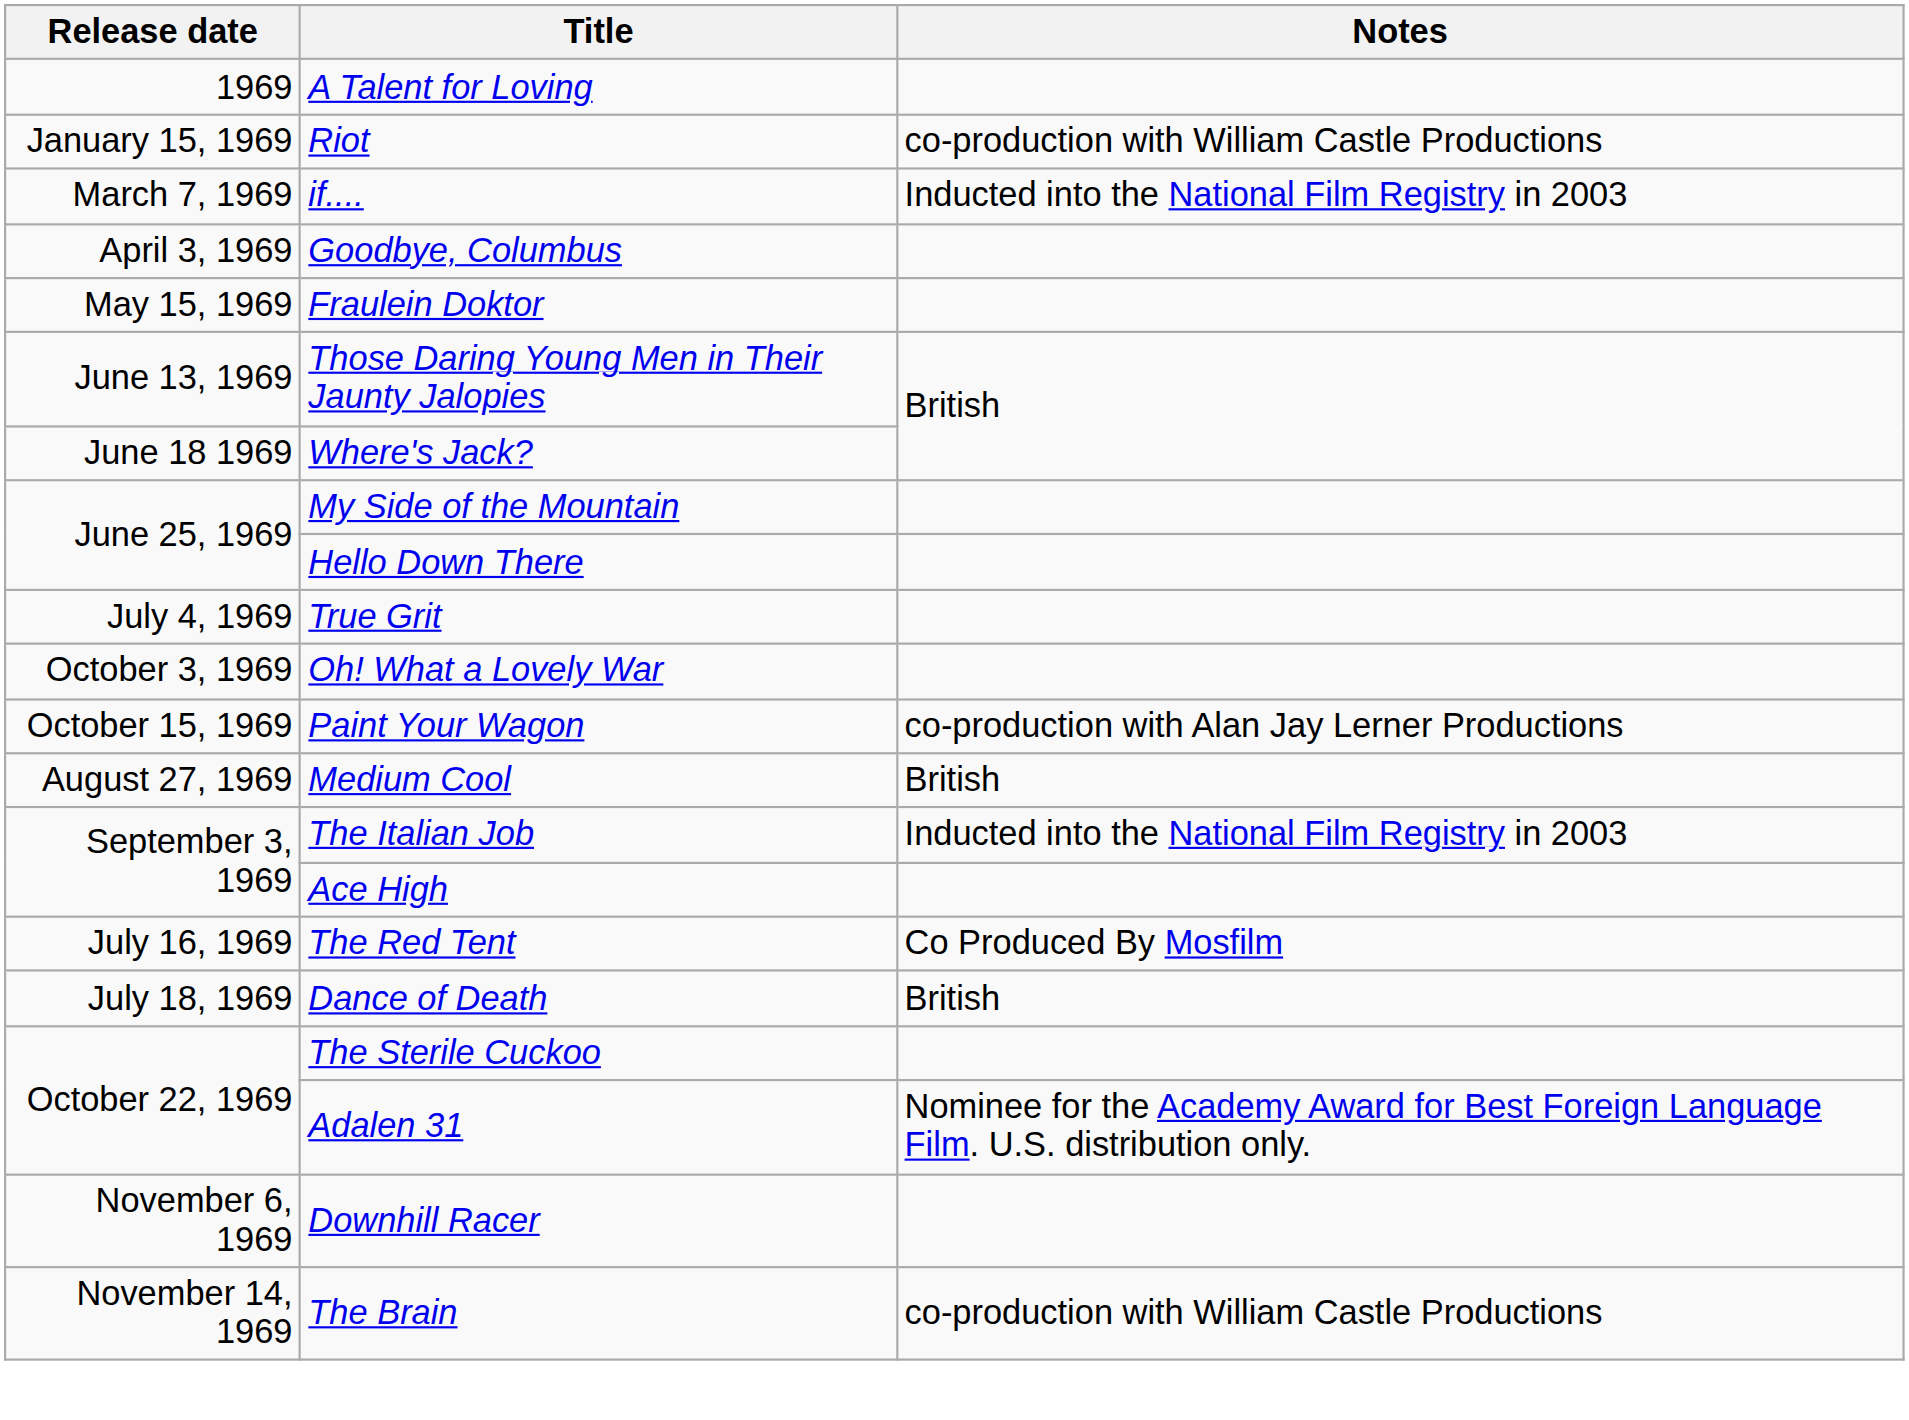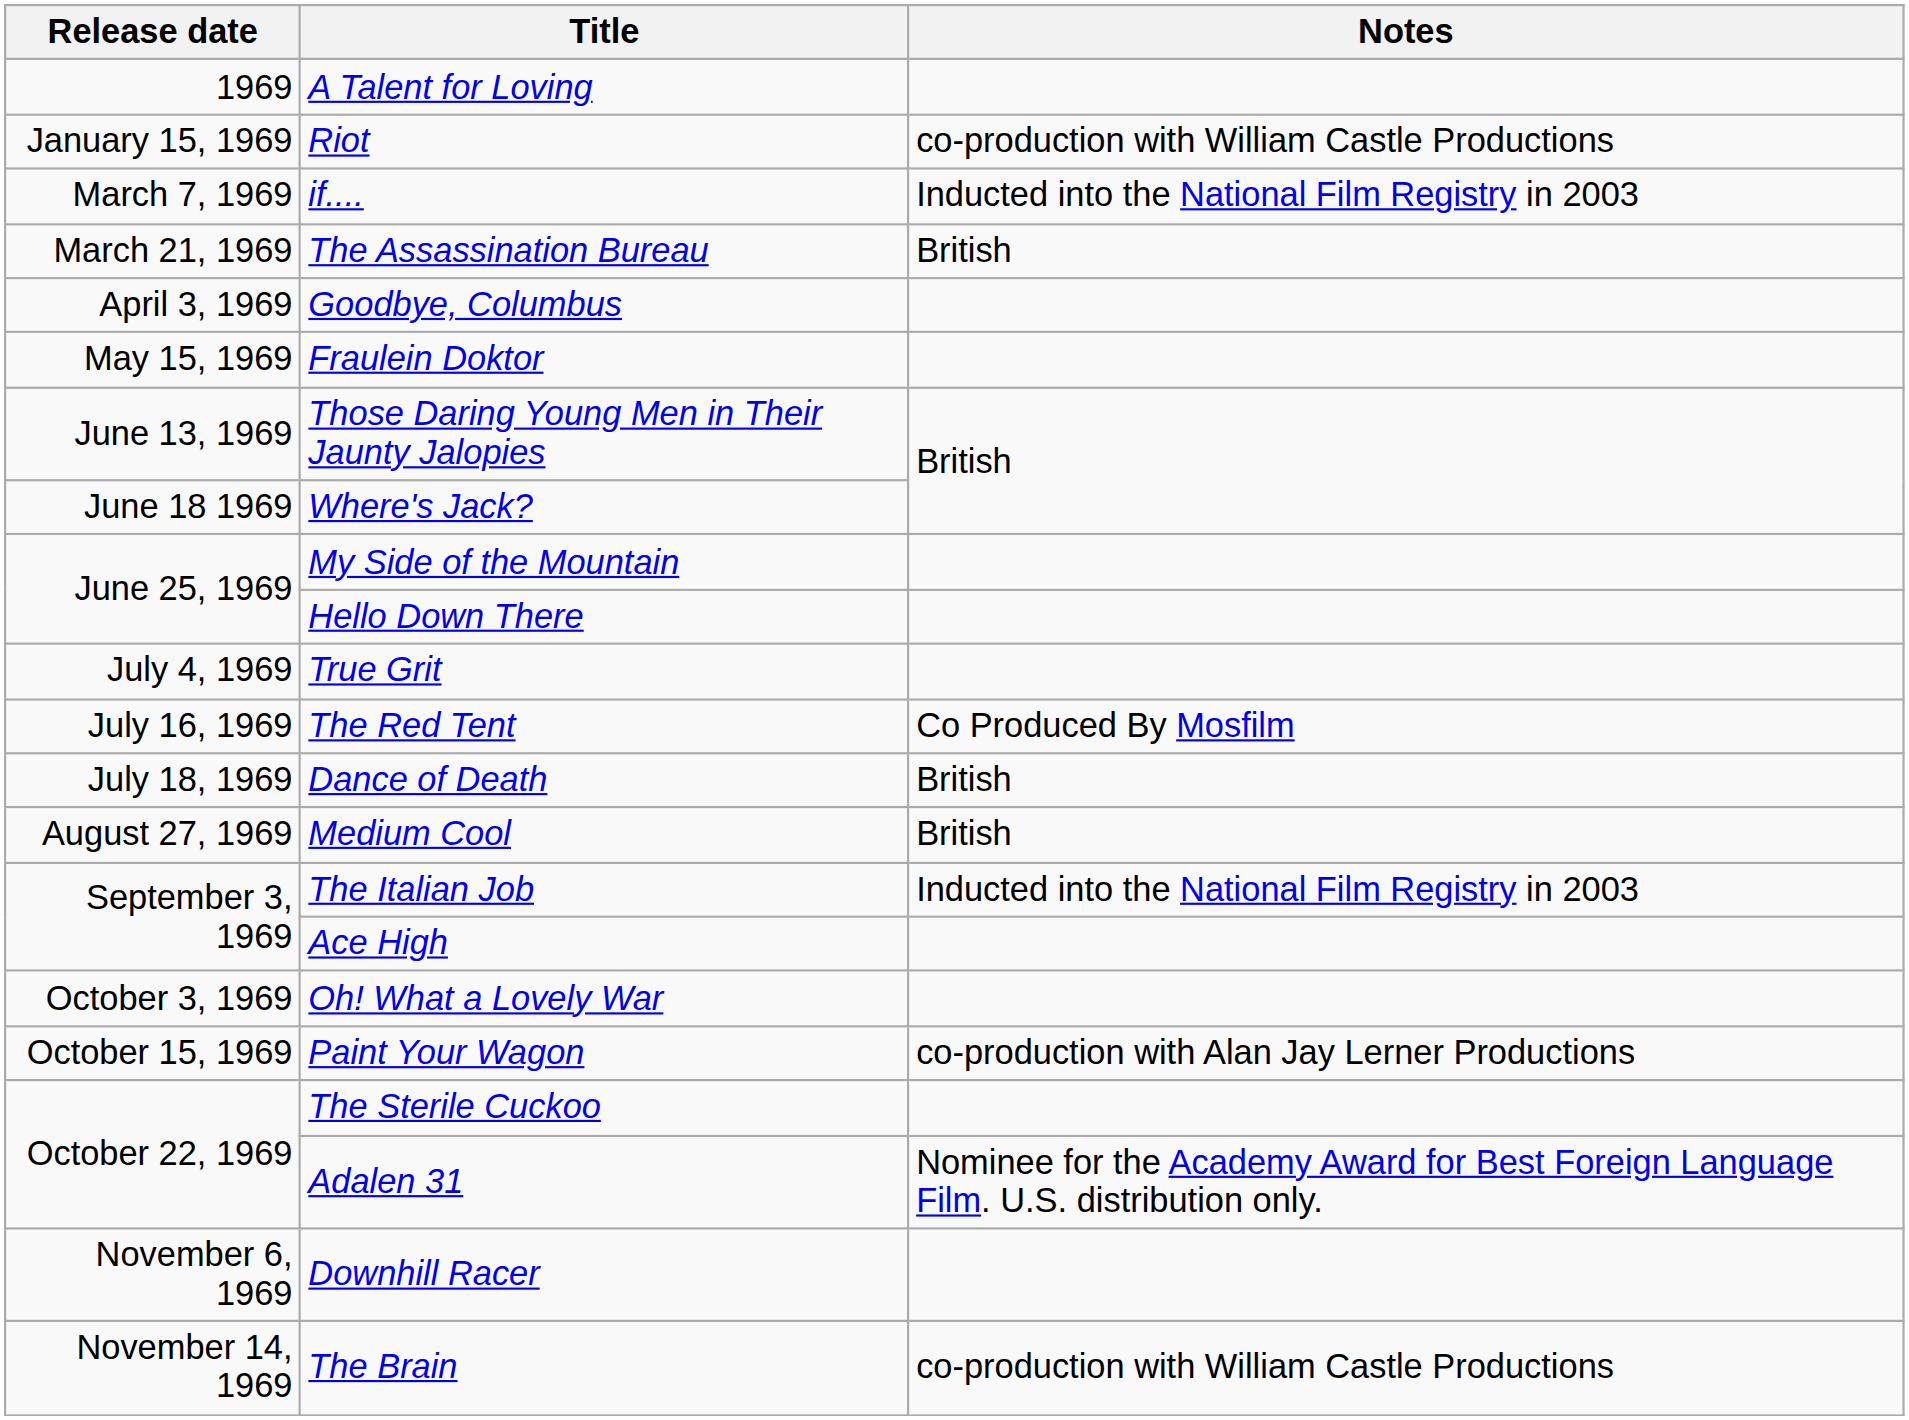+ row: (509, 250)
rows swapped: (412, 943) <-> (486, 670)
rows swapped: (428, 997) <-> (446, 725)
